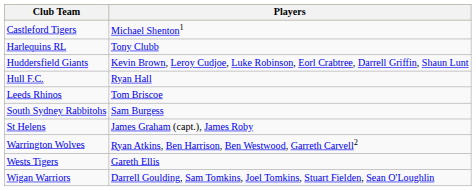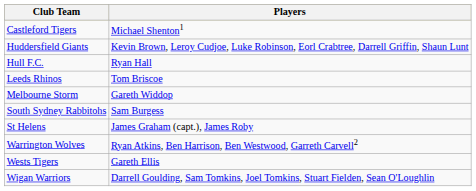- row: (36, 47)
+ row: (42, 95)
